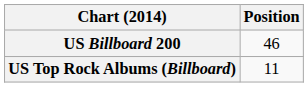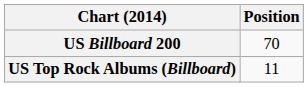(272, 43) 46 -> (272, 43) 70
